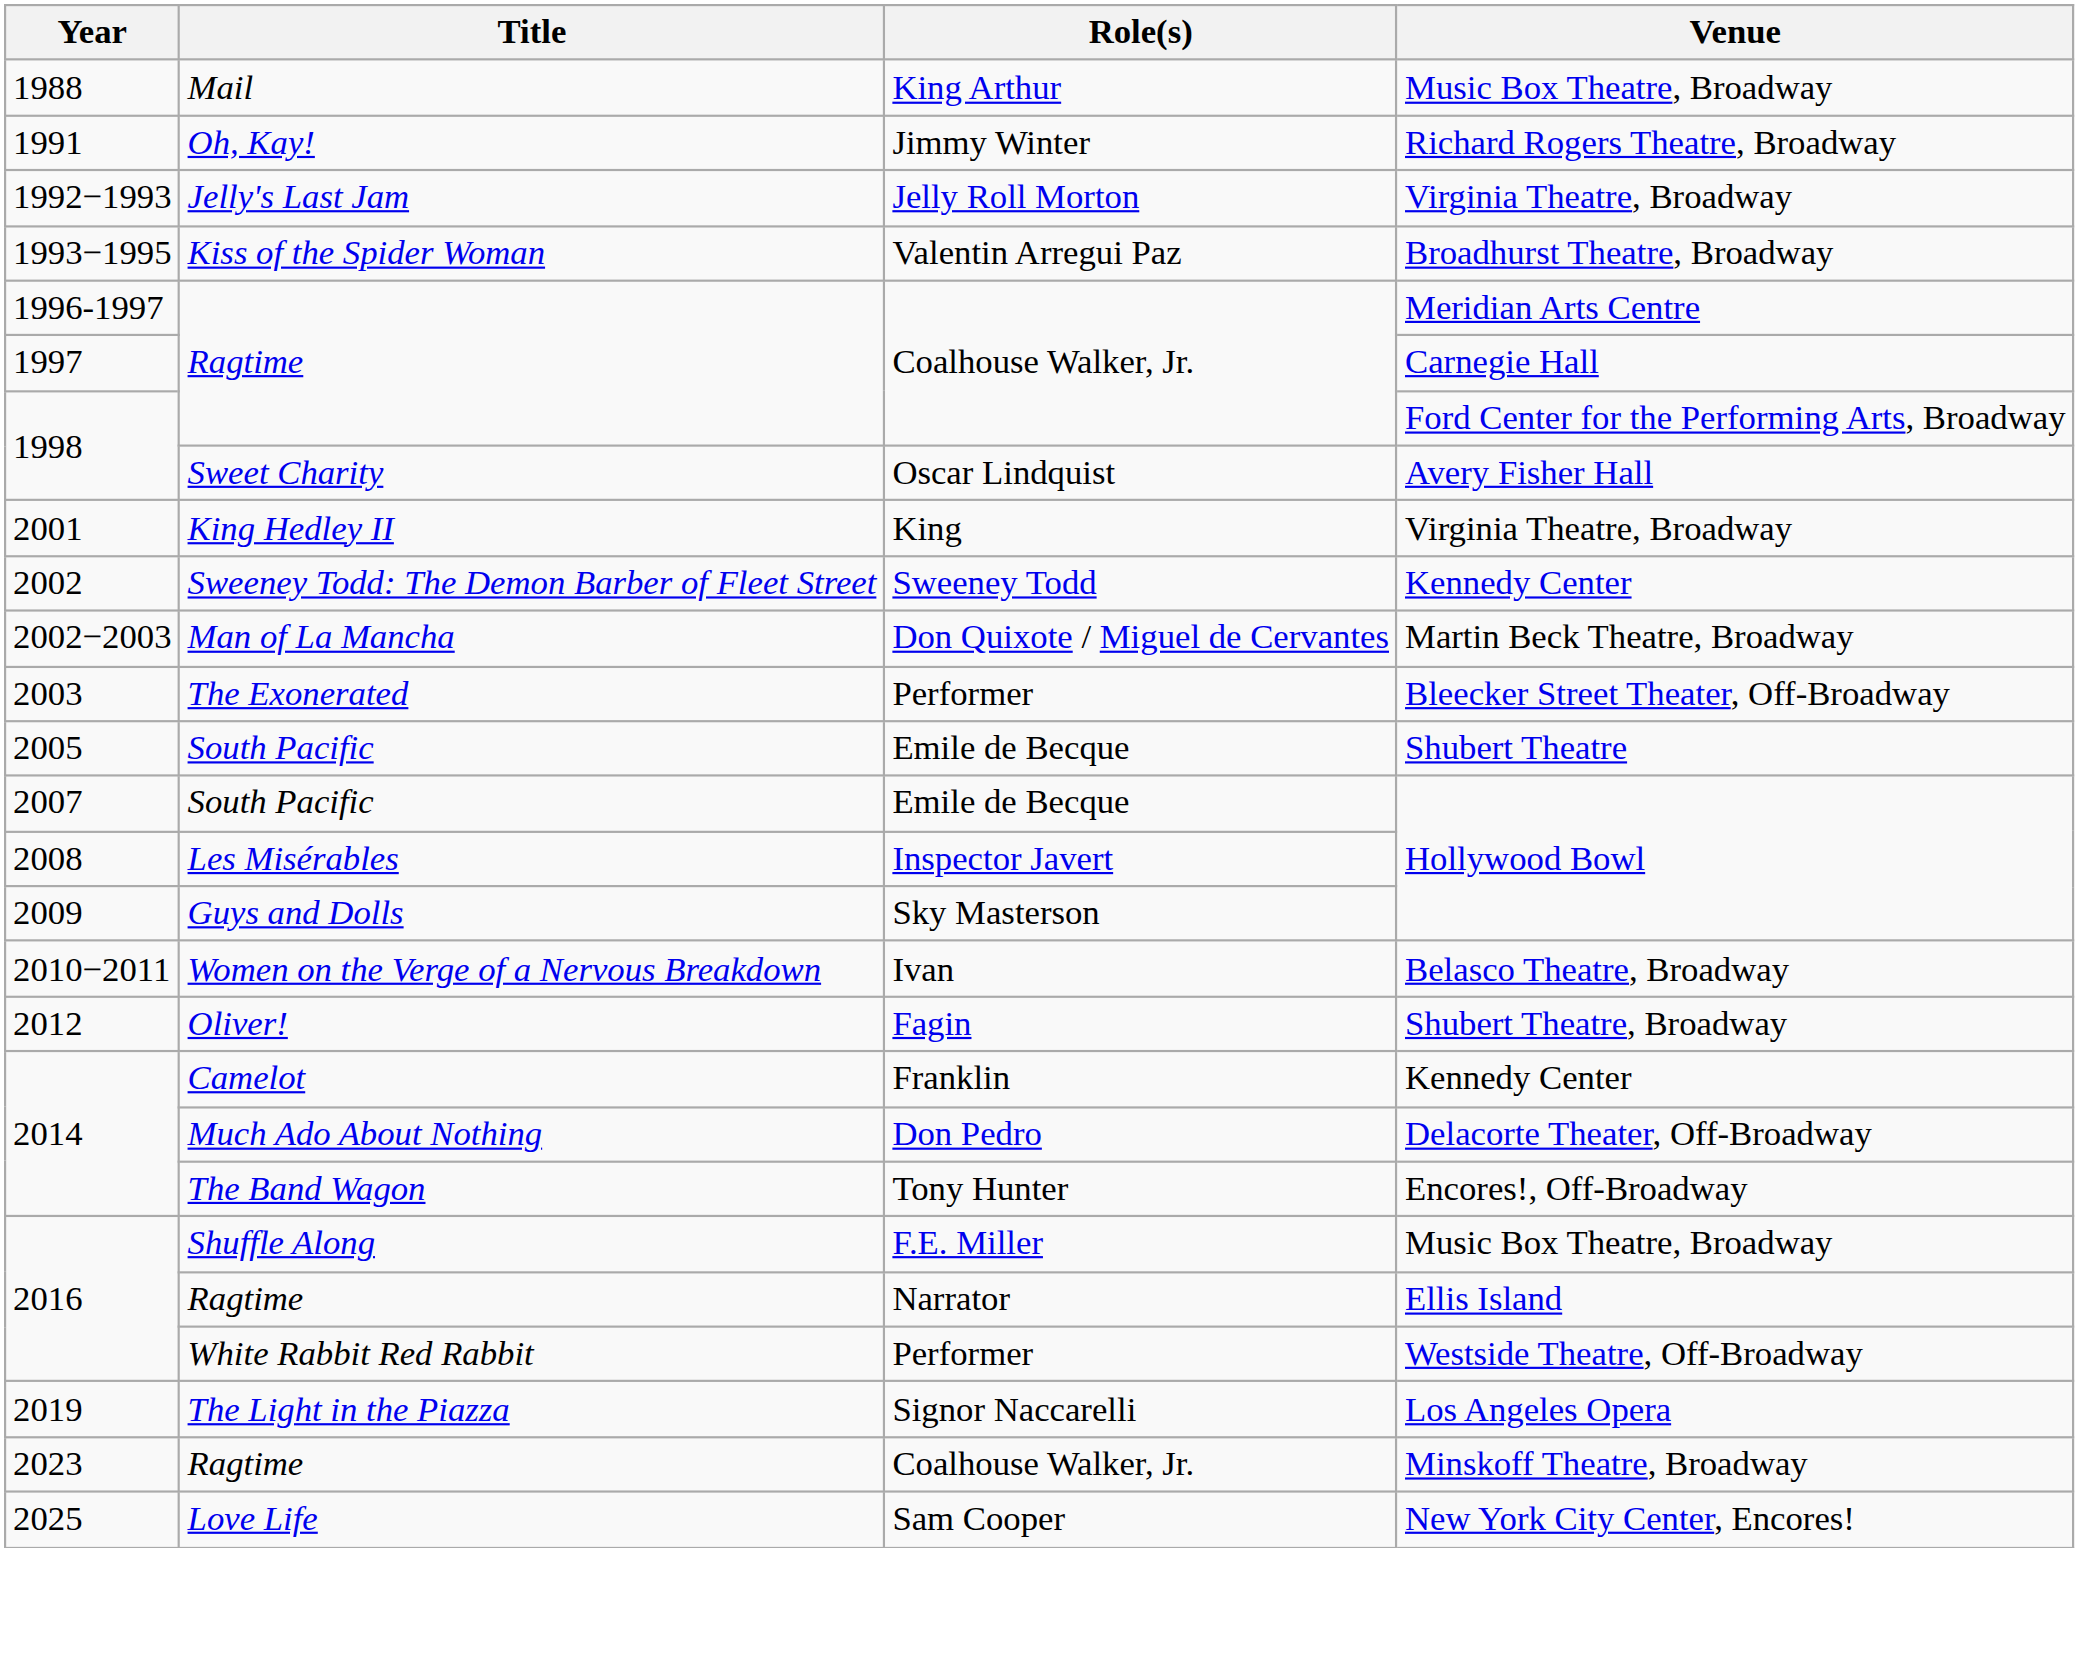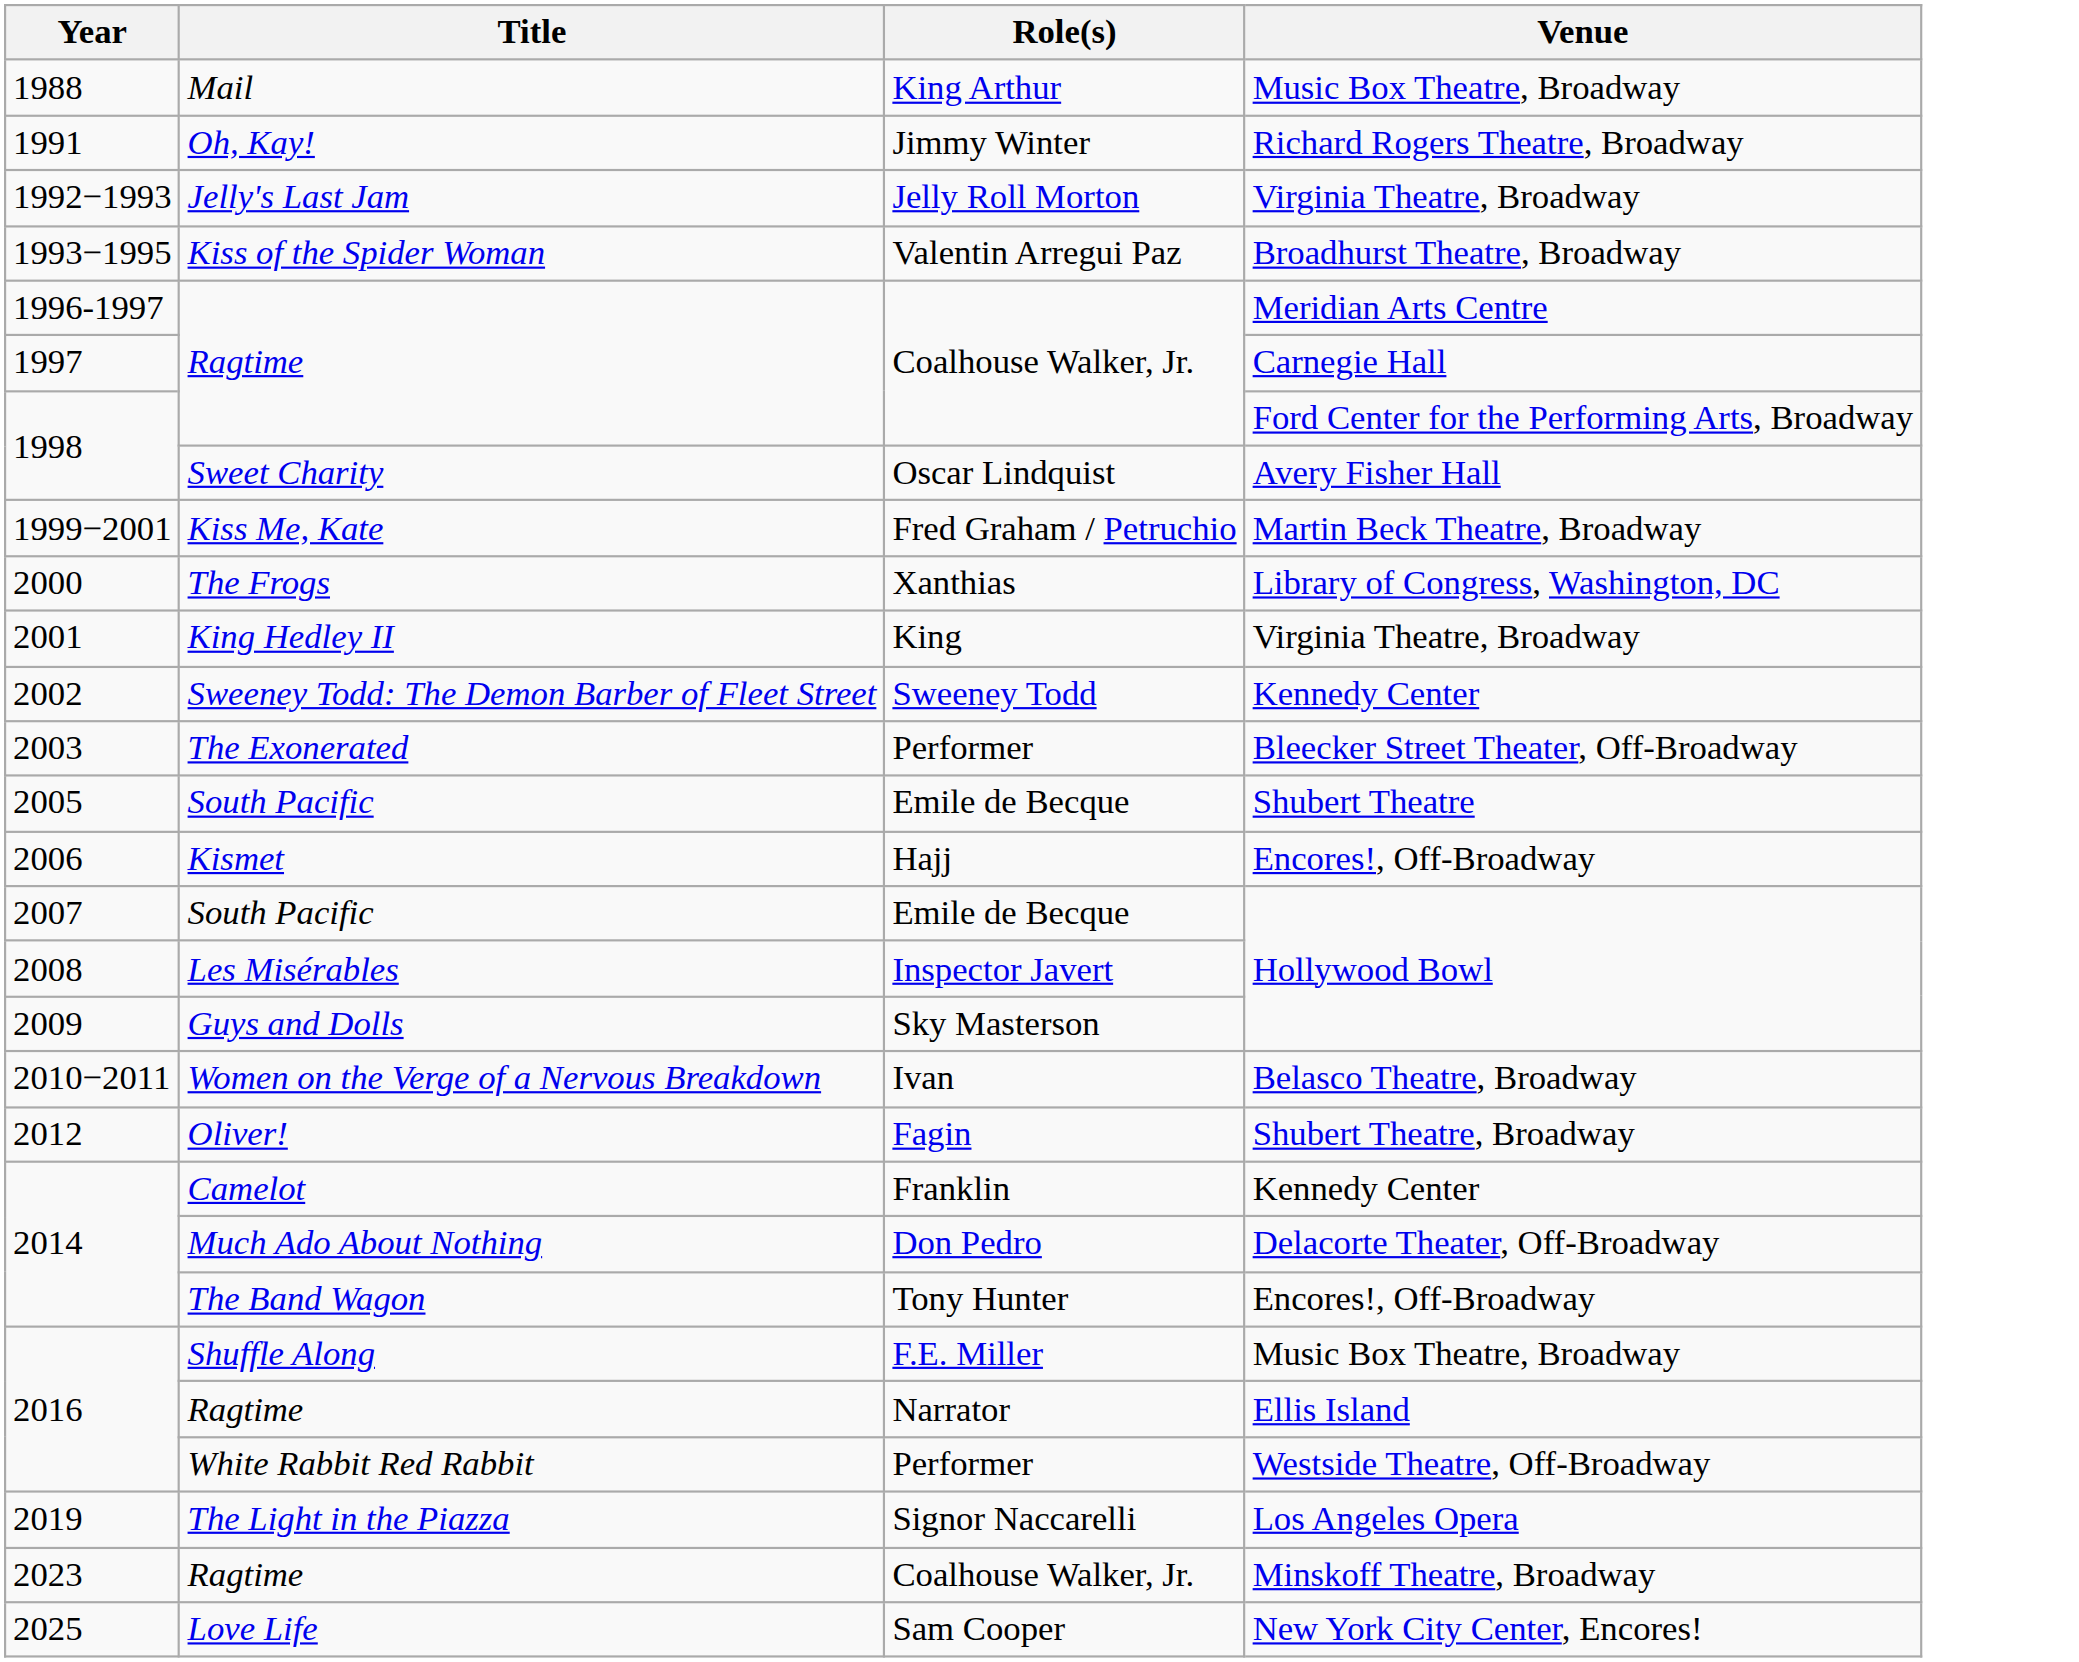+ row: (92, 527)
+ row: (48, 582)
- row: (92, 637)
+ row: (48, 857)
